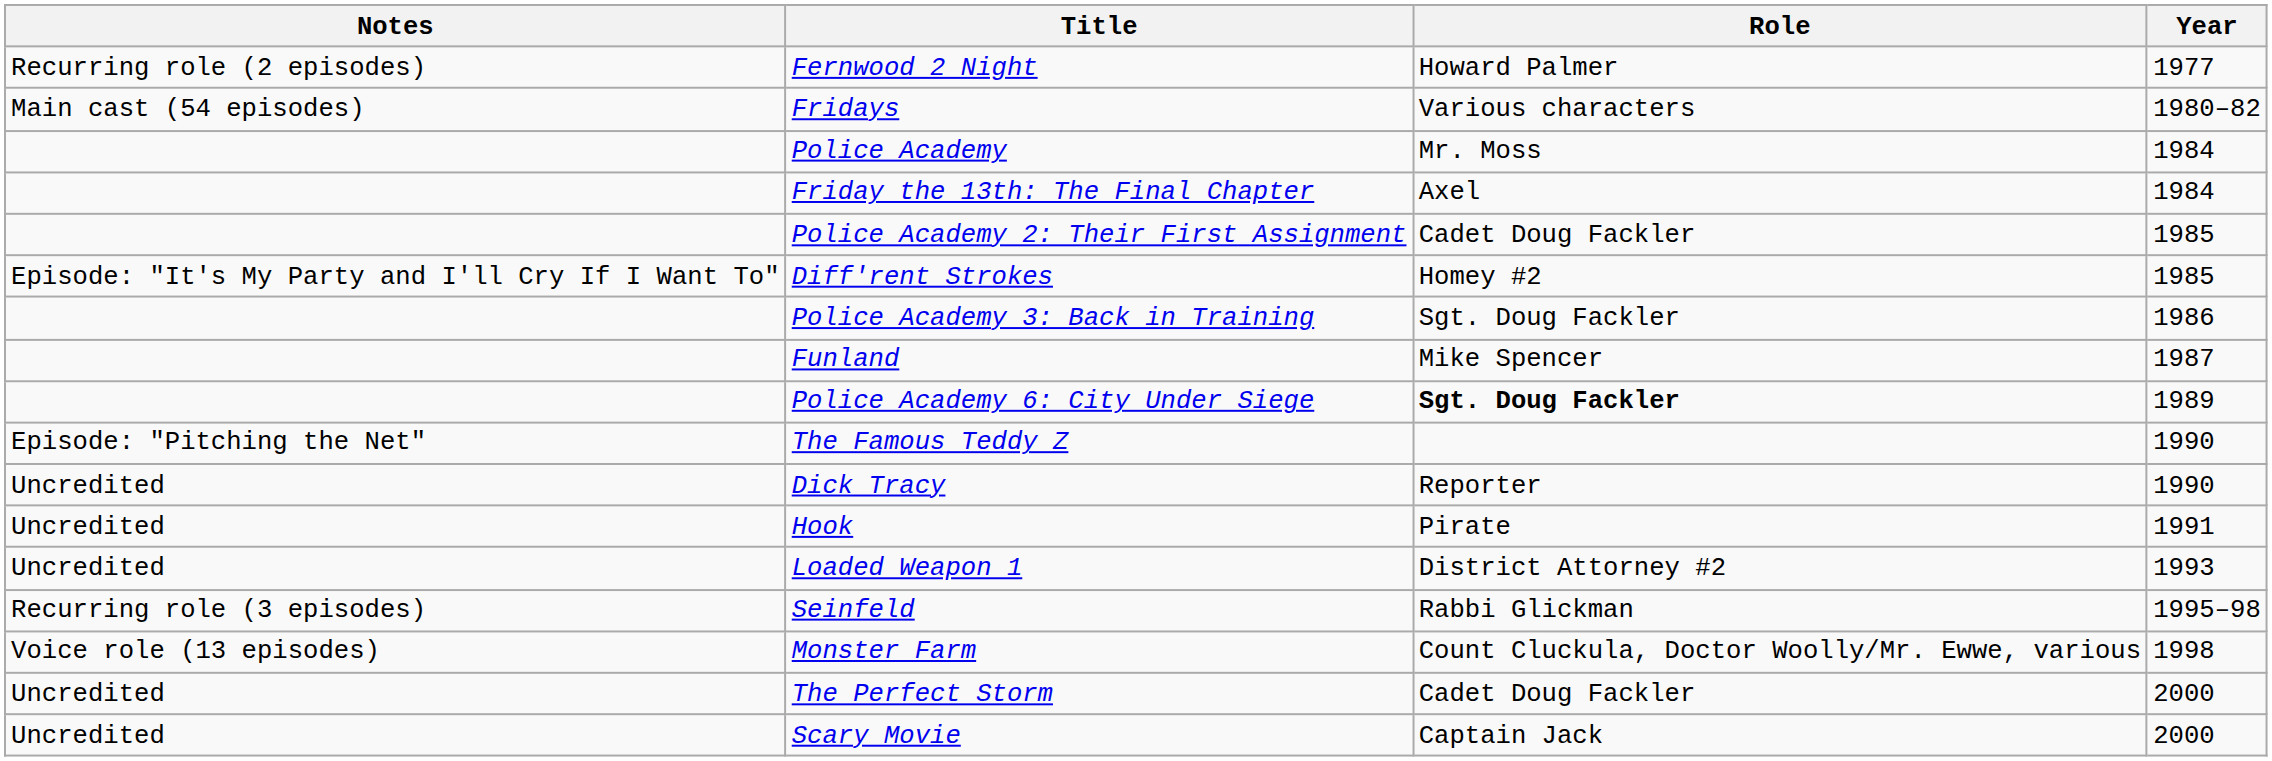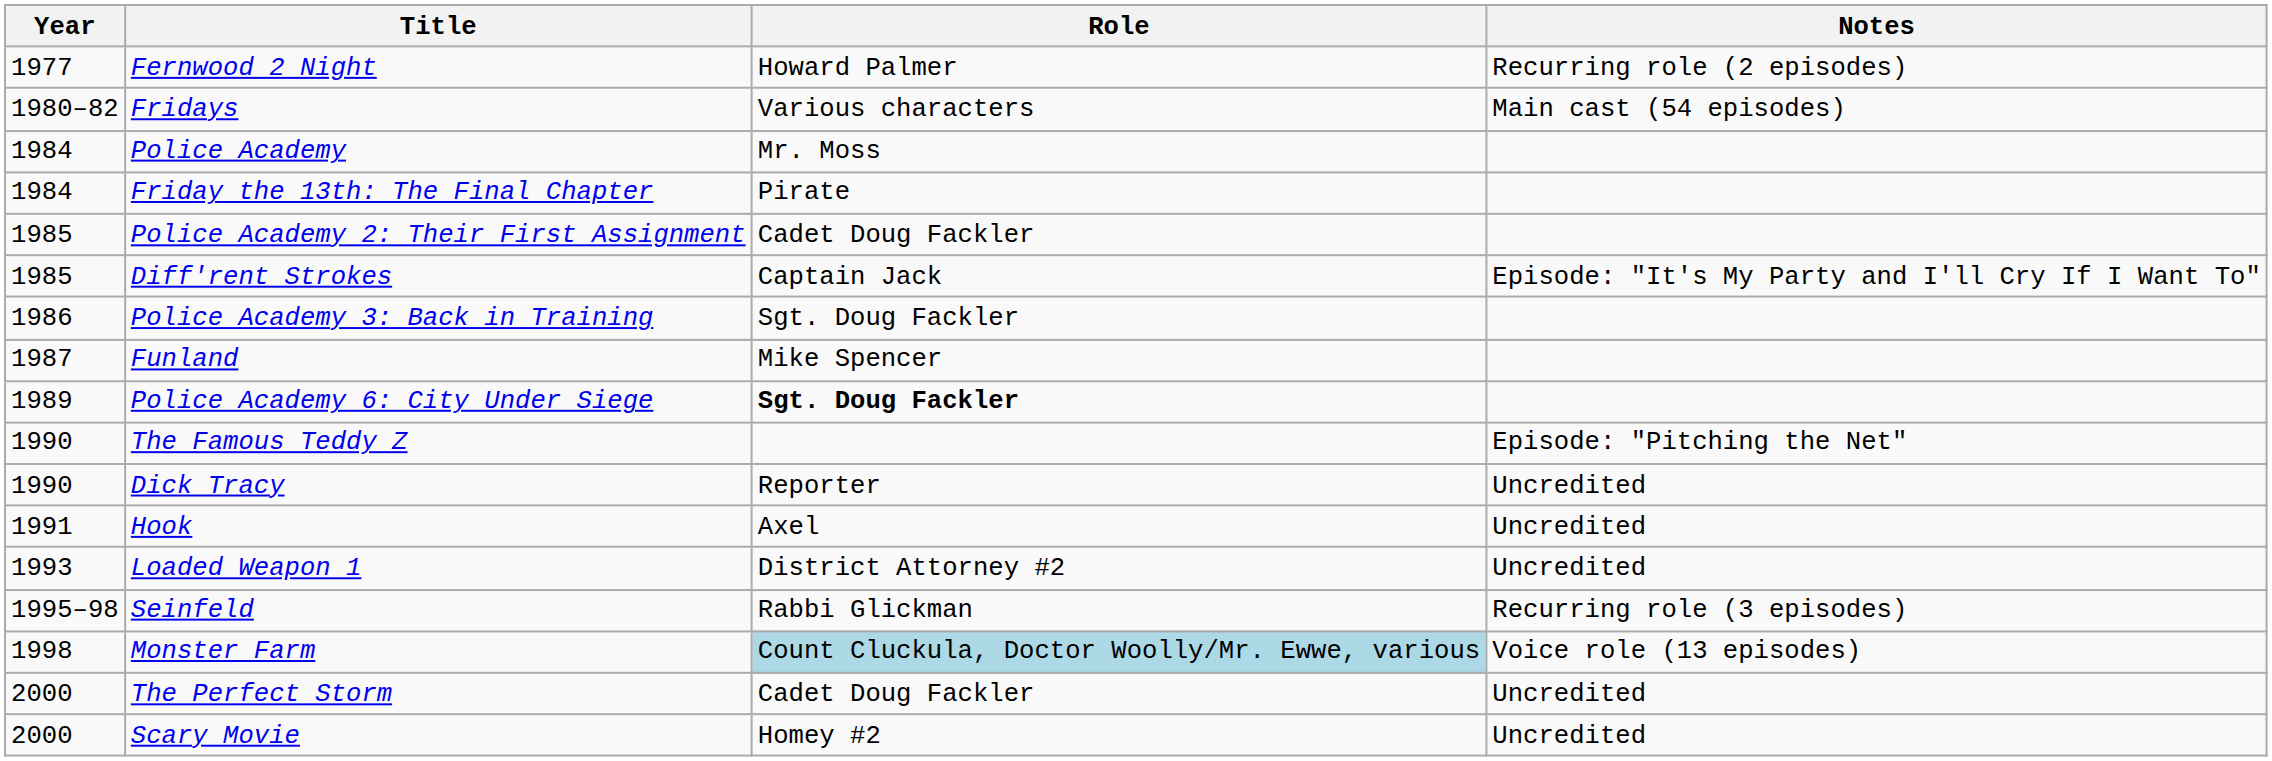columns swapped: (2207, 26) <-> (395, 26)
(1449, 193) Axel -> (804, 193) Pirate
(1480, 276) Homey #2 -> (850, 276) Captain Jack
(1465, 527) Pirate -> (789, 527) Axel
(1780, 652) no background -> (1119, 652) lightblue background
(1511, 735) Captain Jack -> (819, 735) Homey #2
